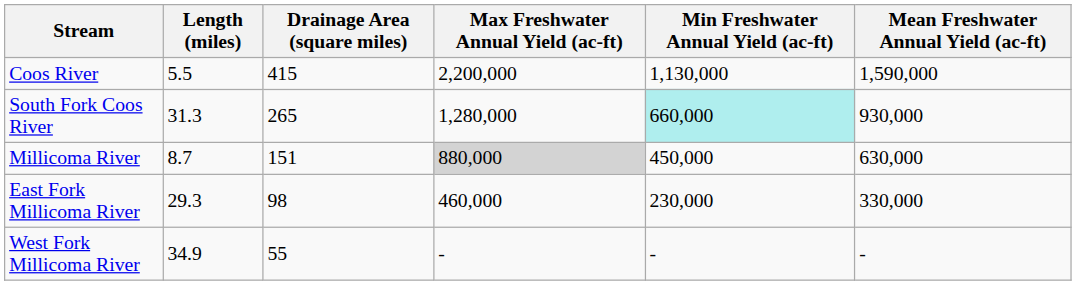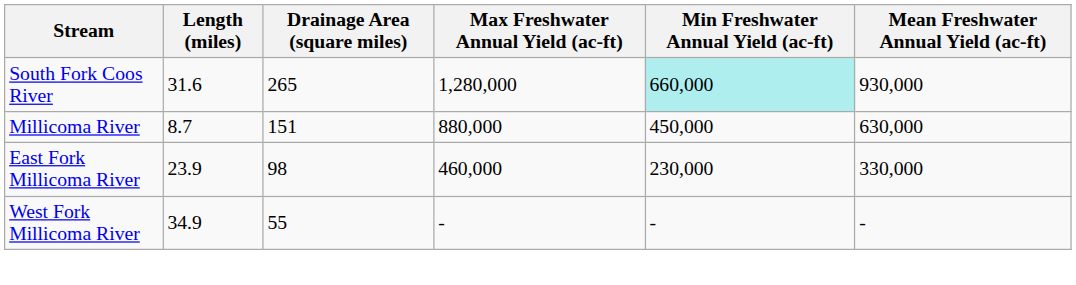- row: (54, 73)
(185, 115) 31.3 -> (185, 84) 31.6
(470, 158) lightgrey background -> (470, 126) no background
(185, 200) 29.3 -> (185, 169) 23.9
